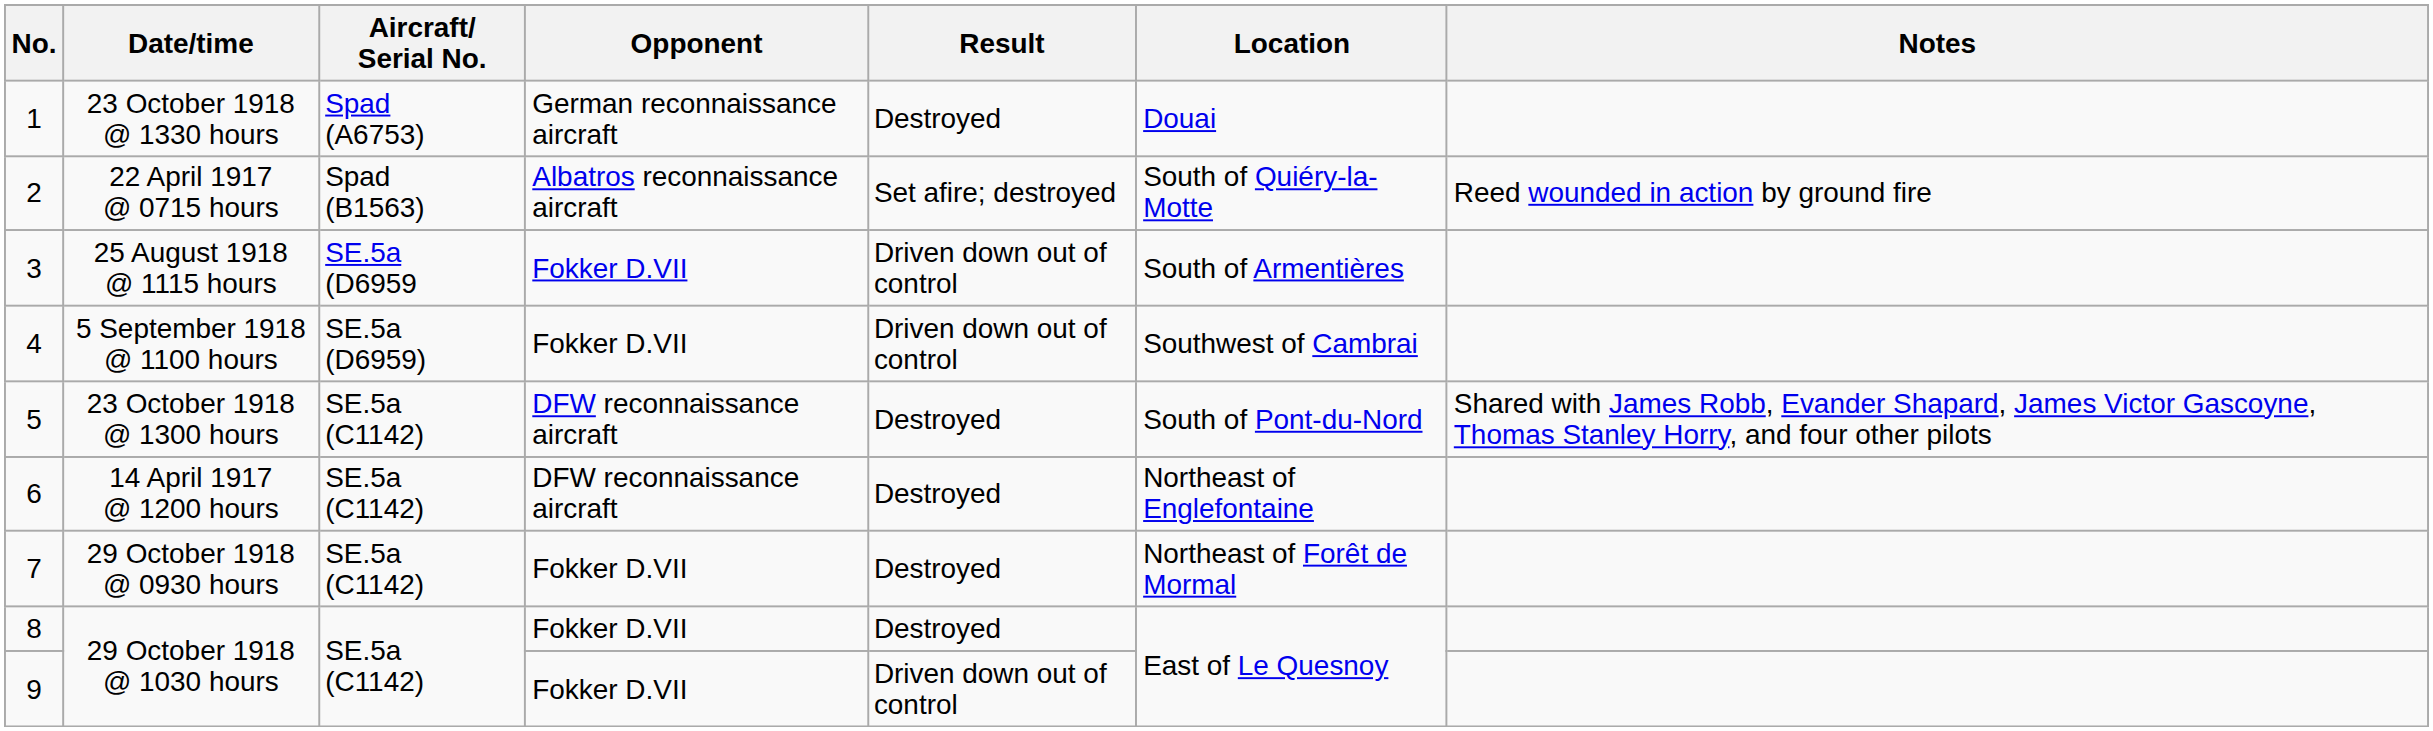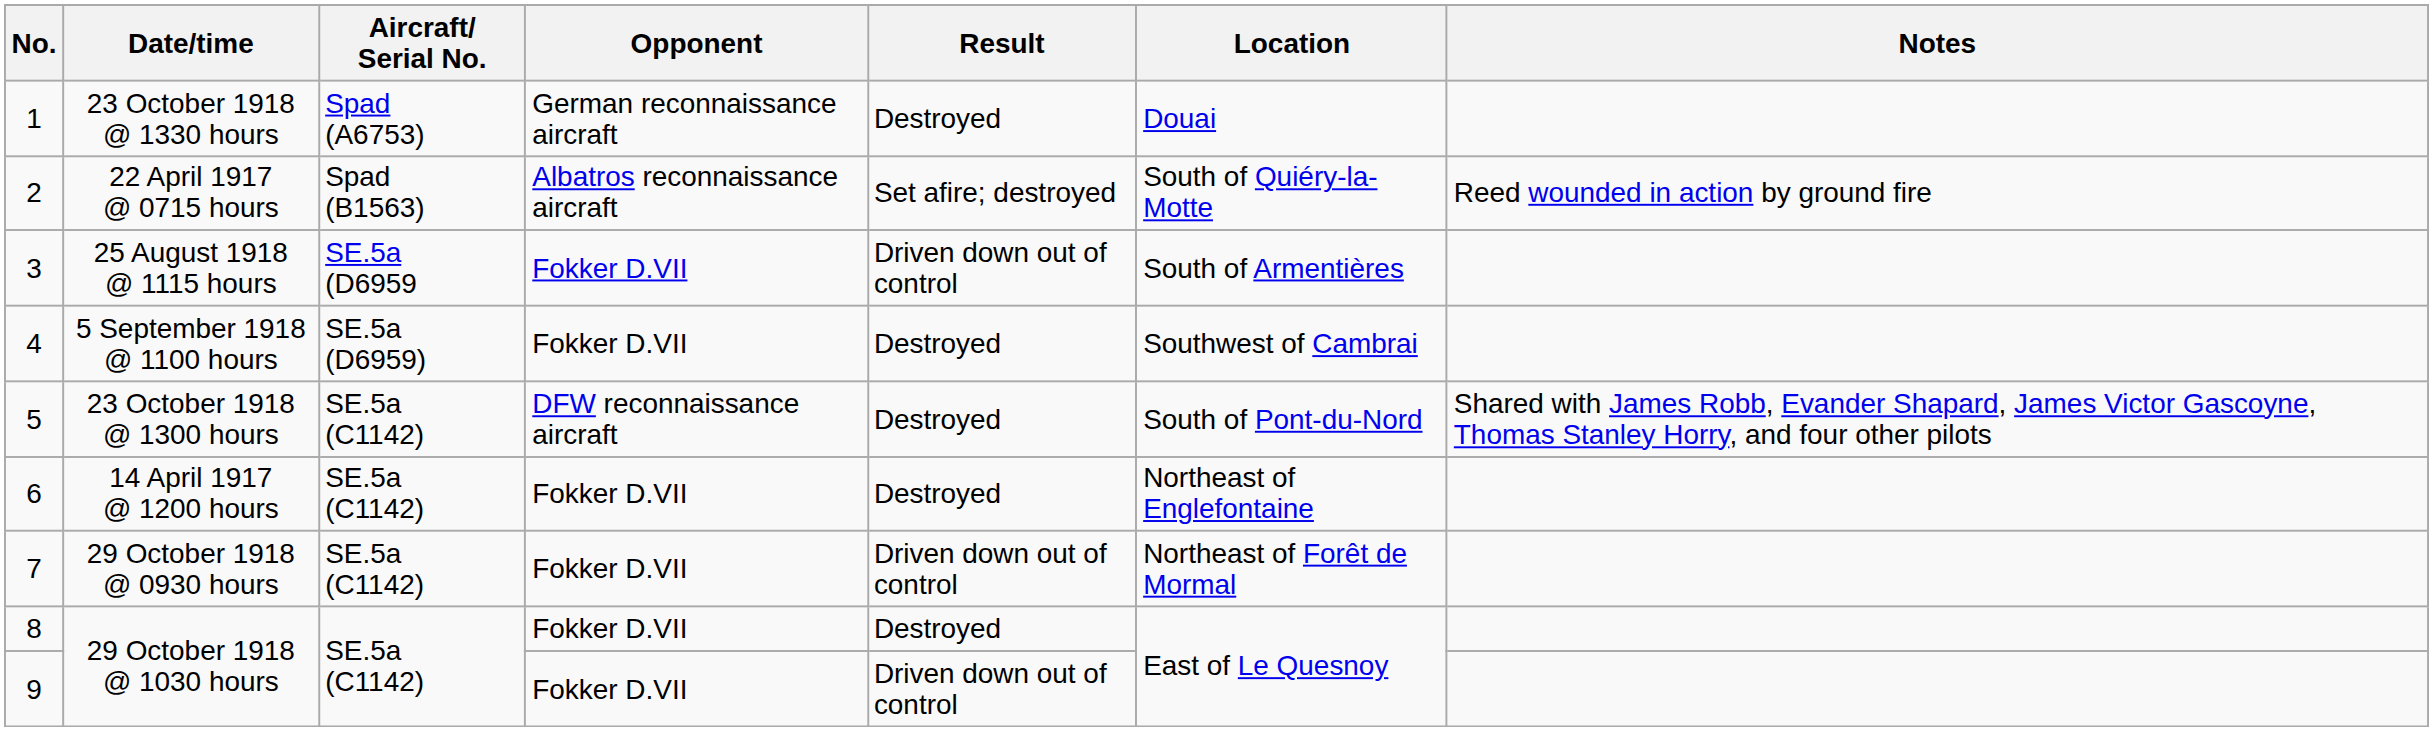(990, 344) Driven down out of control -> (938, 344) Destroyed
(666, 494) DFW reconnaissance aircraft -> (610, 494) Fokker D.VII
(938, 569) Destroyed -> (990, 569) Driven down out of control
